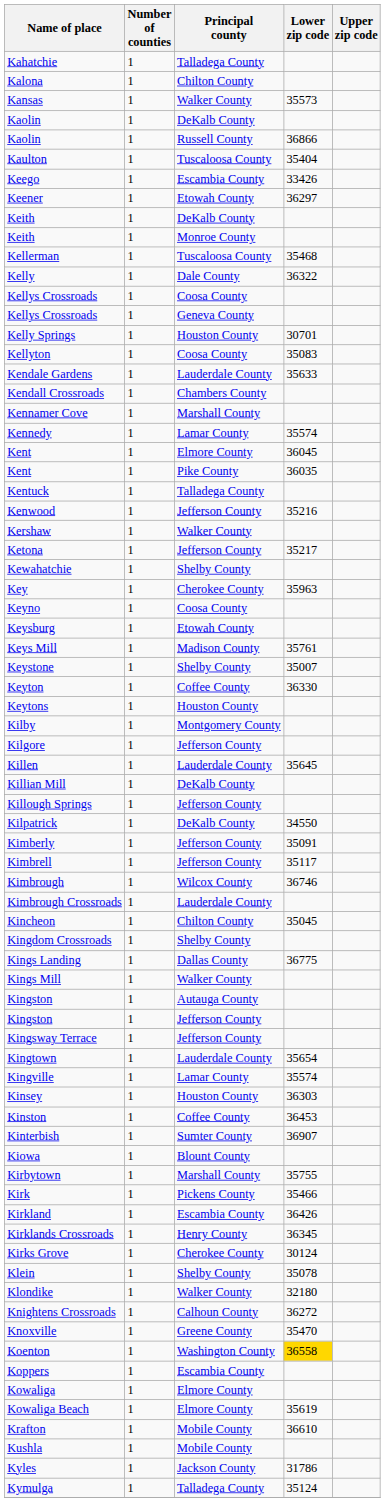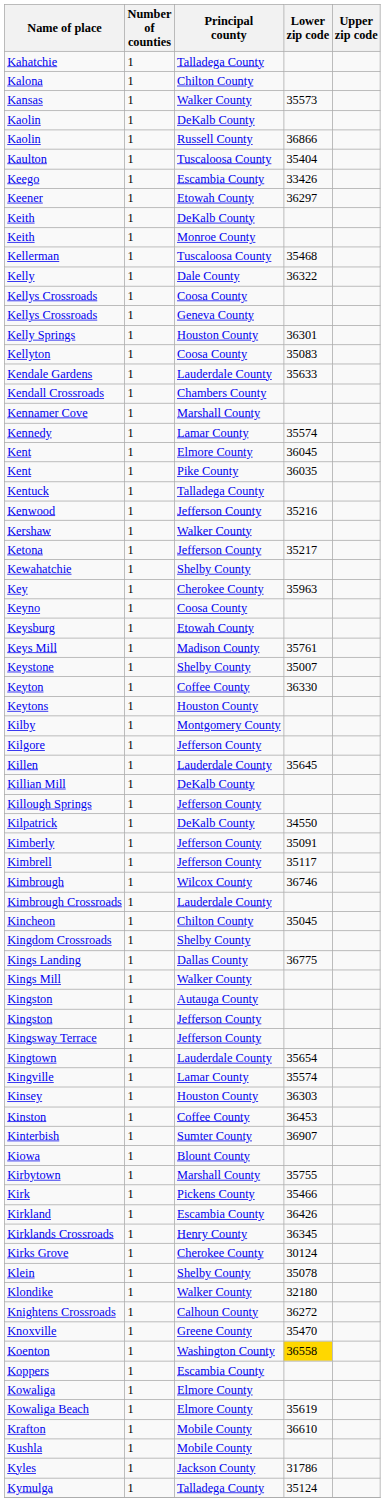(302, 335) 30701 -> (302, 335) 36301
